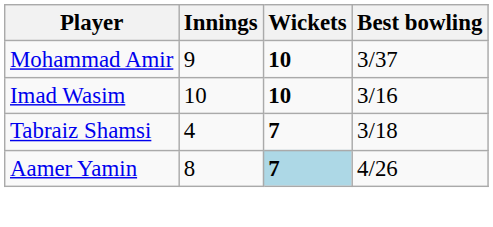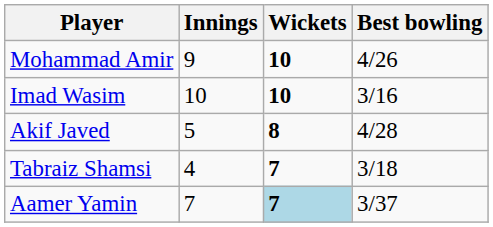(377, 58) 3/37 -> (377, 58) 4/26
+ row: (60, 131)
(190, 167) 8 -> (190, 204) 7
(377, 167) 4/26 -> (377, 204) 3/37
